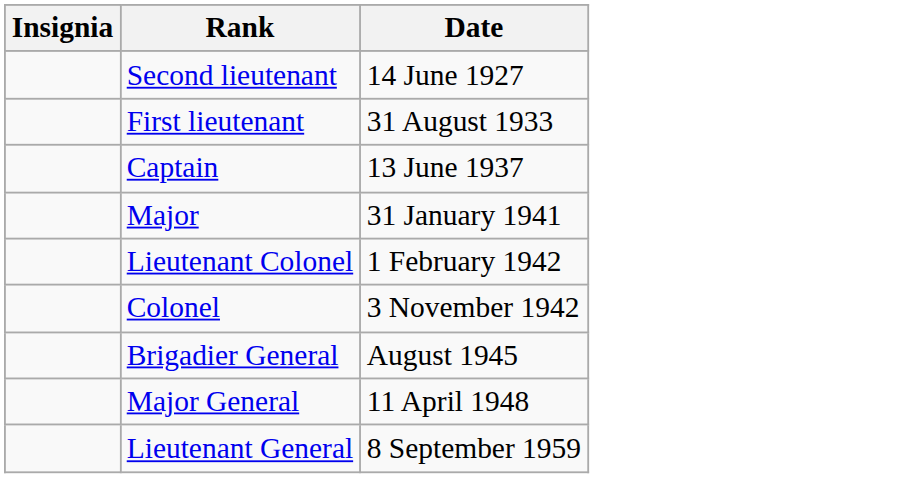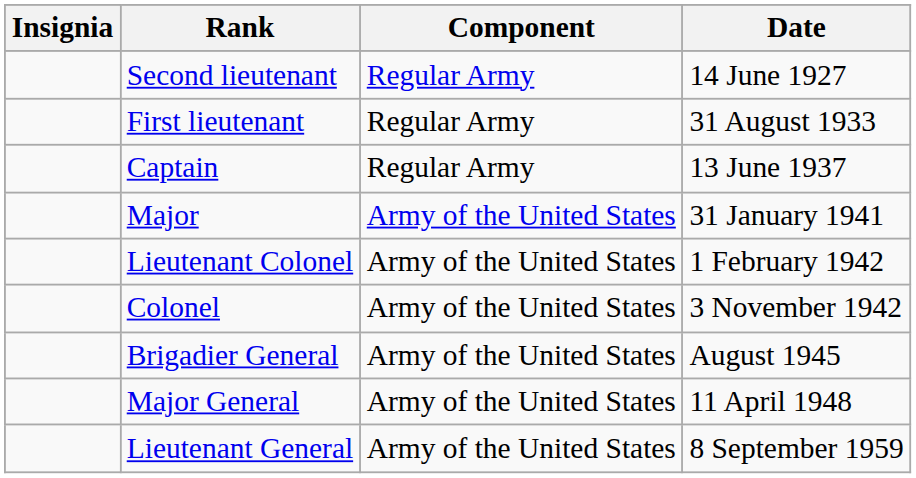+ column: (521, 27)
